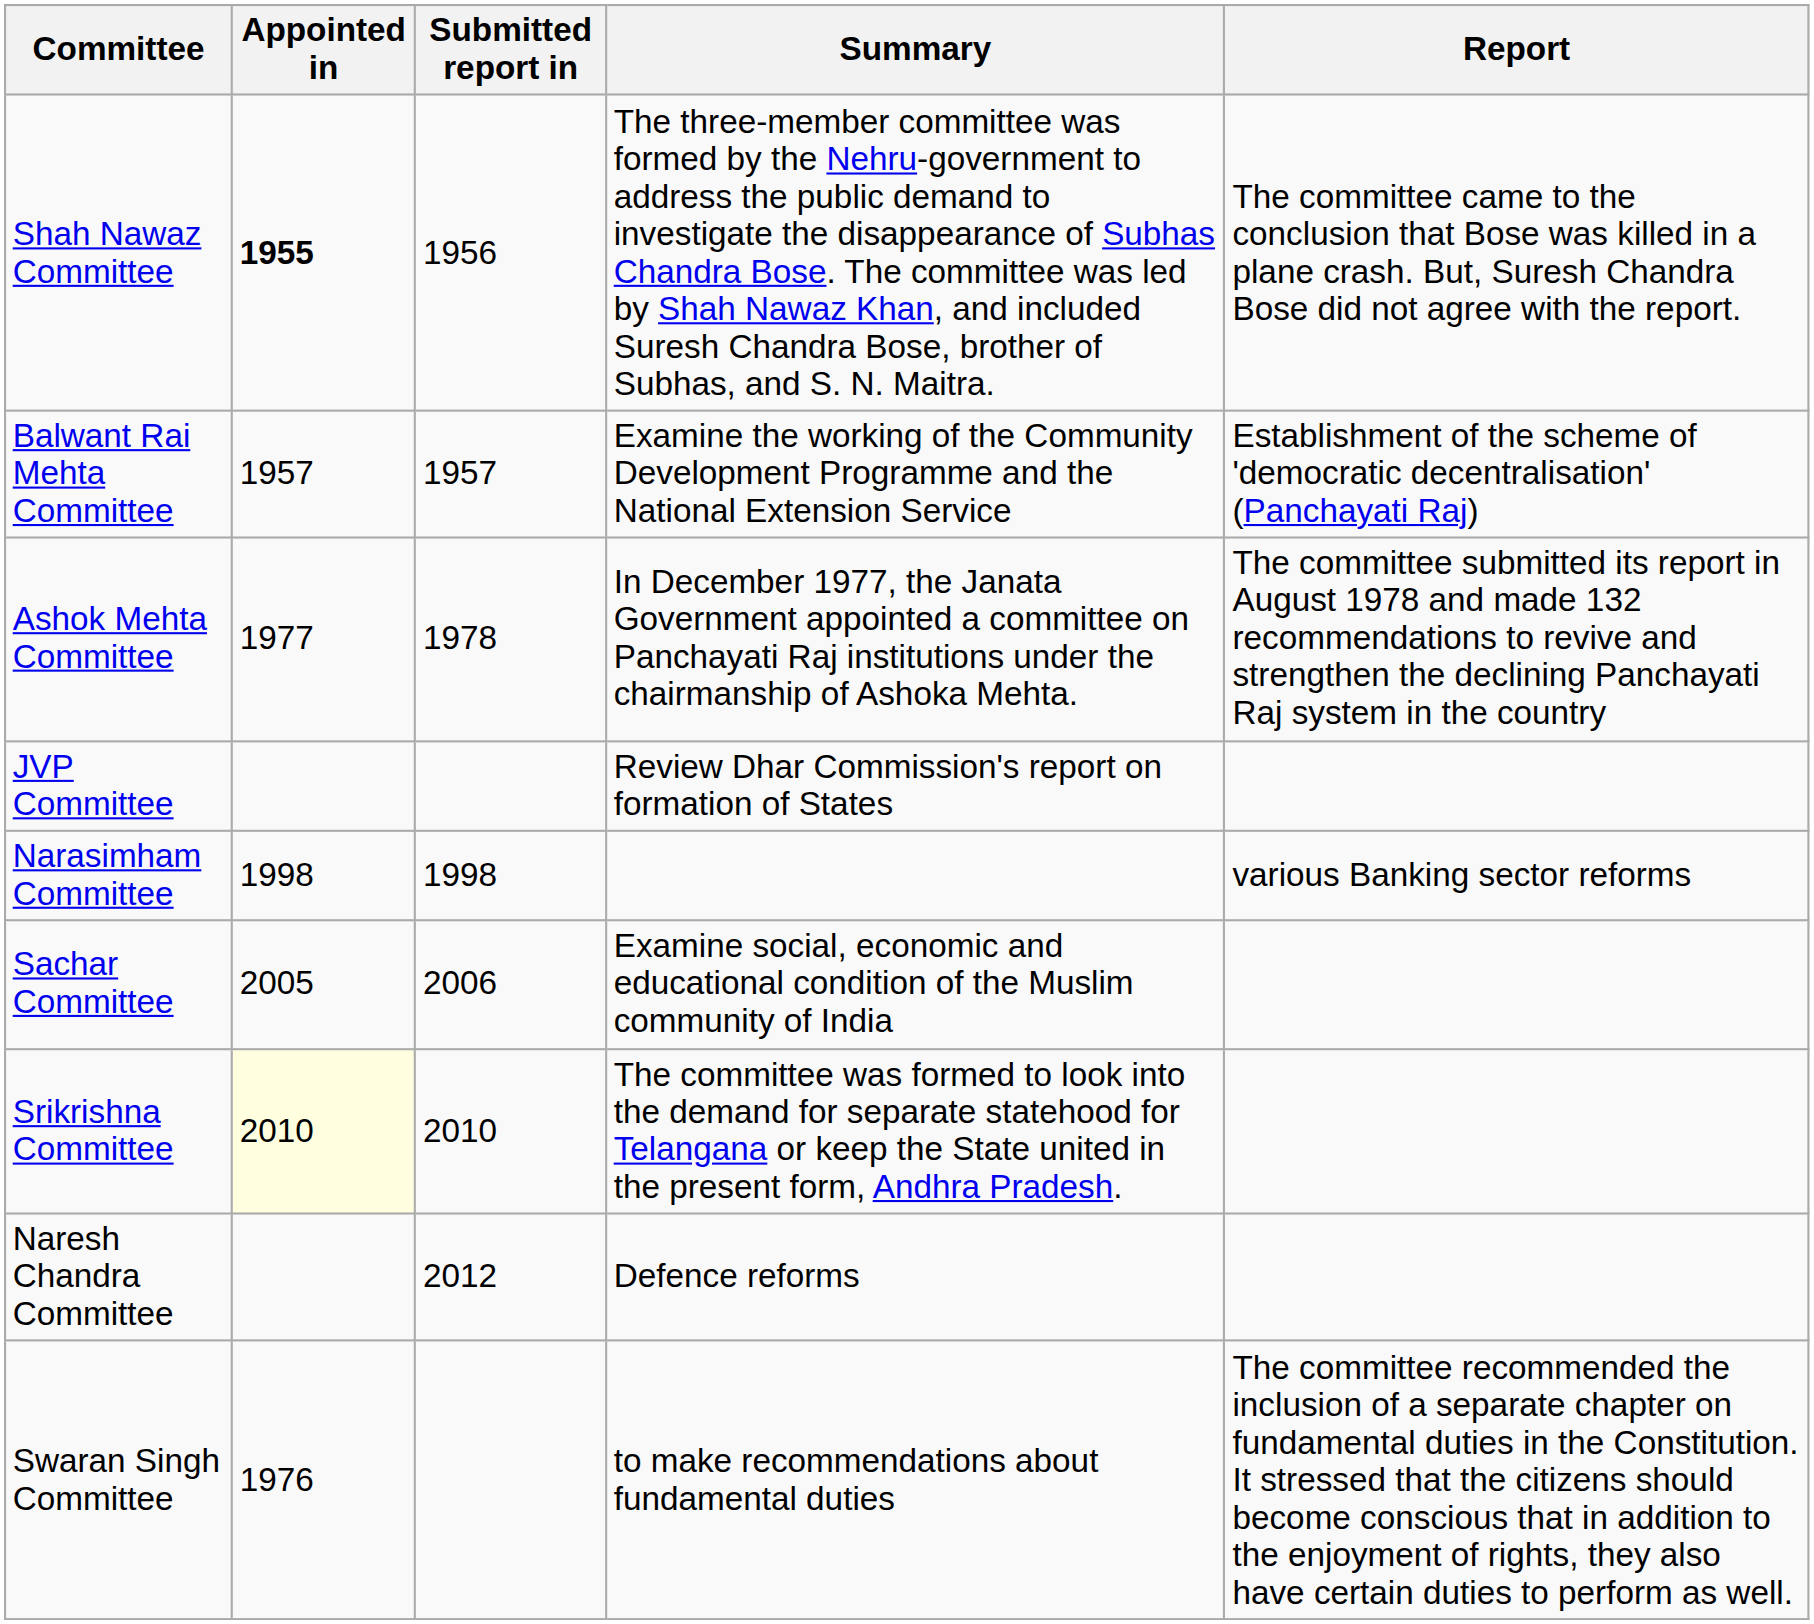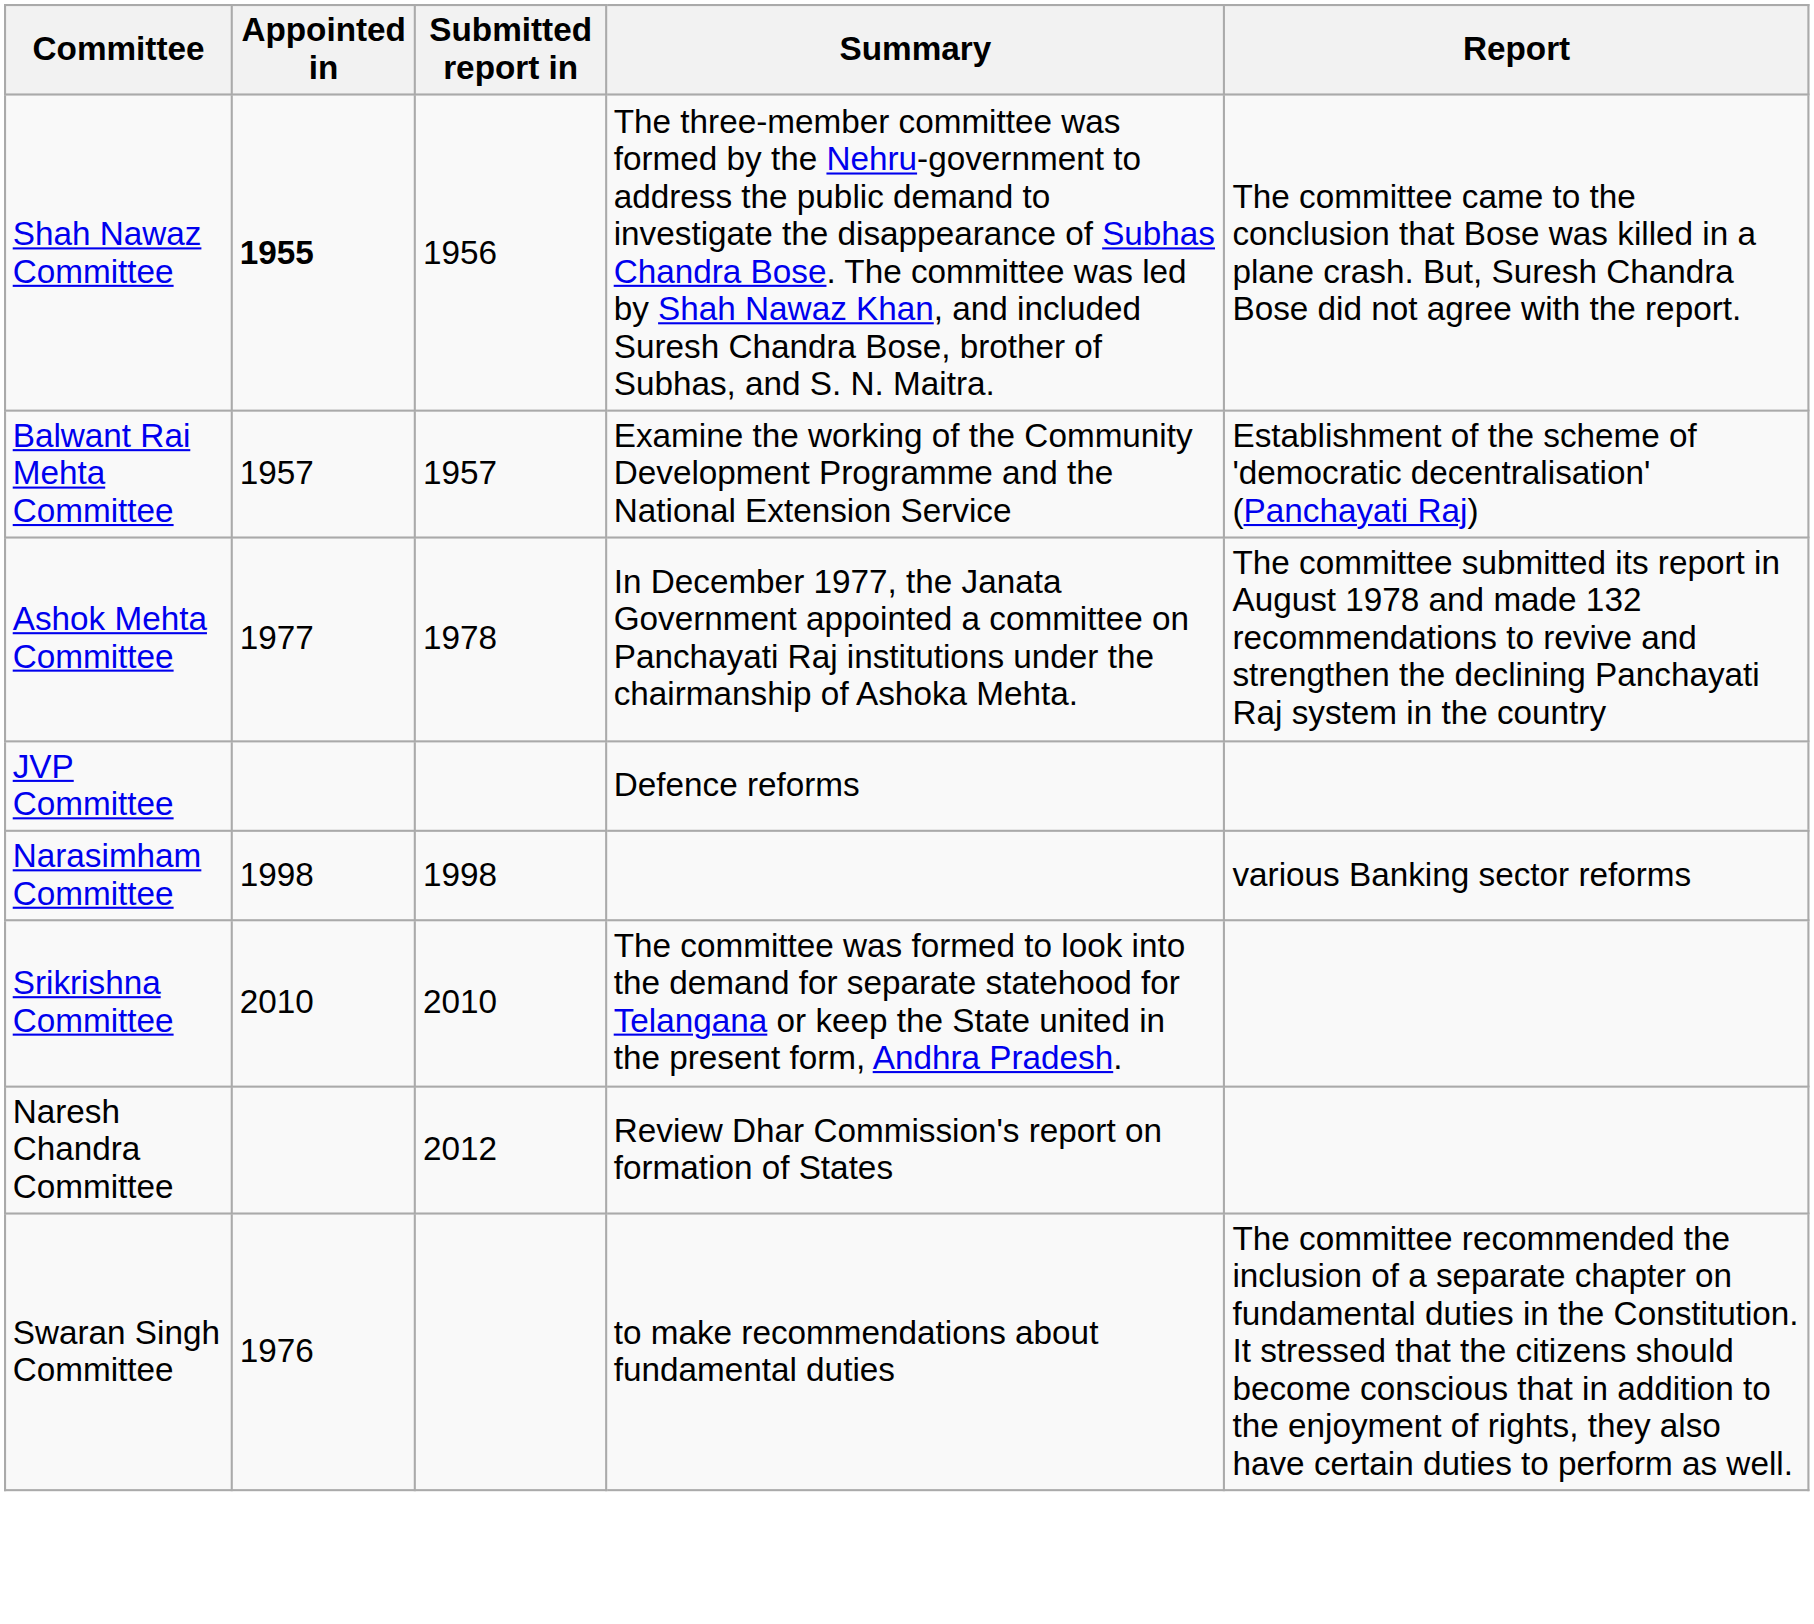(888, 784) Review Dhar Commission's report on formation of States -> (737, 784) Defence reforms
- row: (93, 984)
(277, 1130) lightyellow background -> (277, 1002) no background
(737, 1276) Defence reforms -> (888, 1149) Review Dhar Commission's report on formation of States
